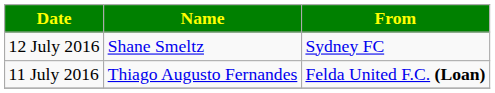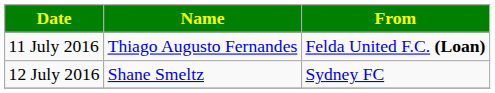rows swapped: (54, 74) <-> (54, 46)
